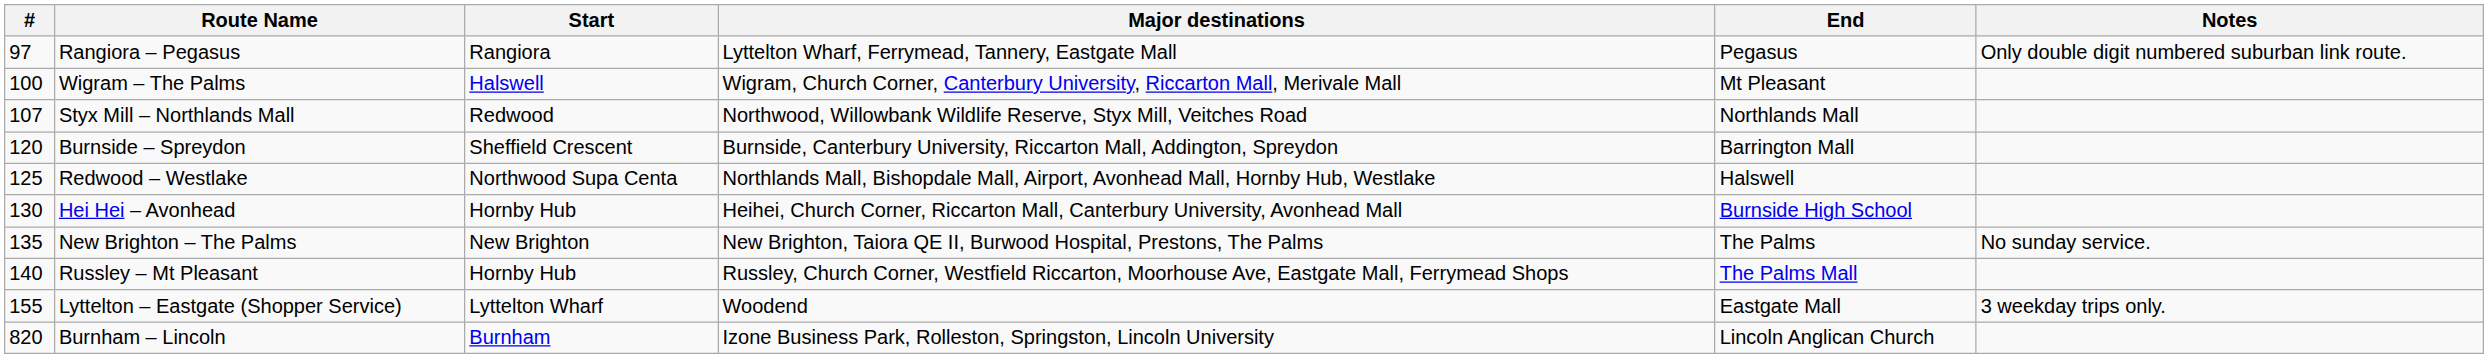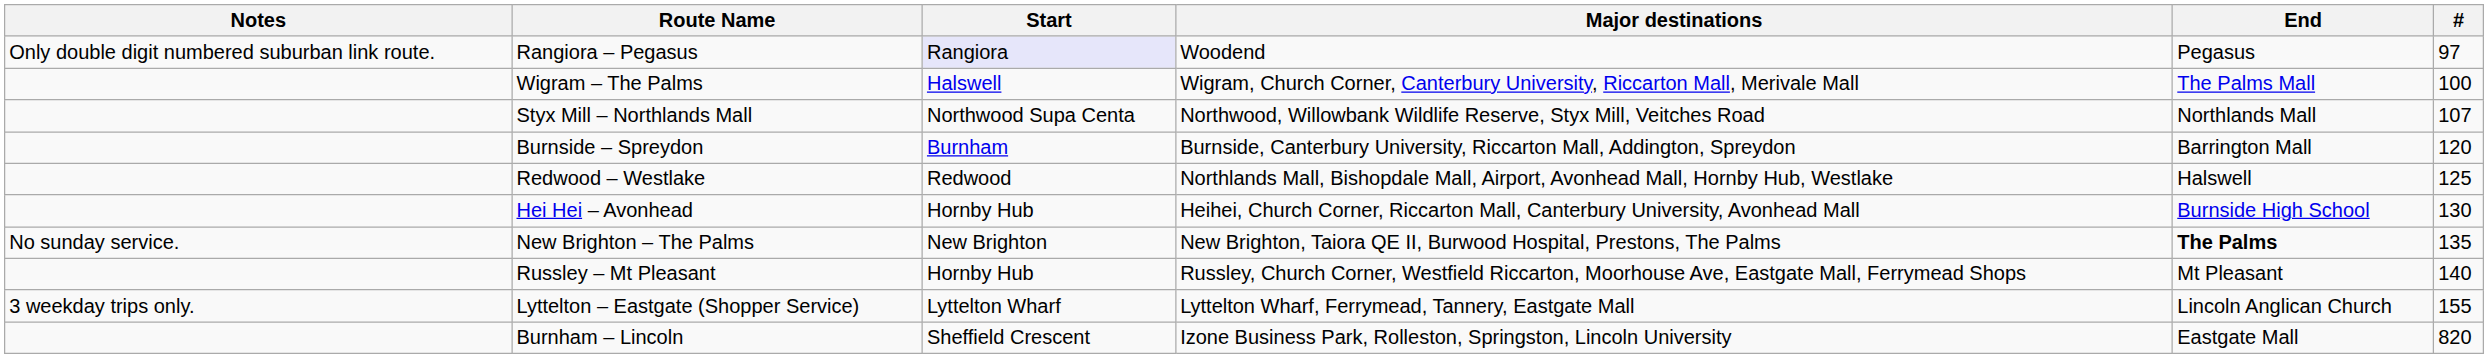columns swapped: (29, 20) <-> (2230, 20)
(510, 52) no background -> (968, 52) lavender background
(950, 52) Lyttelton Wharf, Ferrymead, Tannery, Eastgate Mall -> (1223, 52) Woodend
(1772, 83) Mt Pleasant -> (2246, 83) The Palms Mall
(512, 115) Redwood -> (1031, 115) Northwood Supa Centa
(551, 147) Sheffield Crescent -> (968, 147) Burnham
(573, 178) Northwood Supa Centa -> (969, 178) Redwood
(1767, 242) normal -> (2227, 242) bold
(1789, 274) The Palms Mall -> (2230, 274) Mt Pleasant
(765, 305) Woodend -> (1407, 305) Lyttelton Wharf, Ferrymead, Tannery, Eastgate Mall
(1780, 305) Eastgate Mall -> (2285, 305) Lincoln Anglican Church
(510, 337) Burnham -> (1008, 337) Sheffield Crescent
(1827, 337) Lincoln Anglican Church -> (2238, 337) Eastgate Mall
